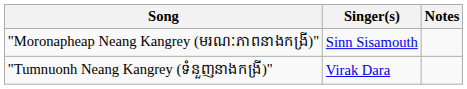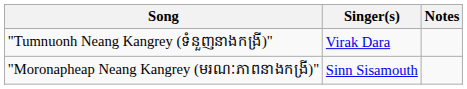rows swapped: (140, 69) <-> (163, 41)
